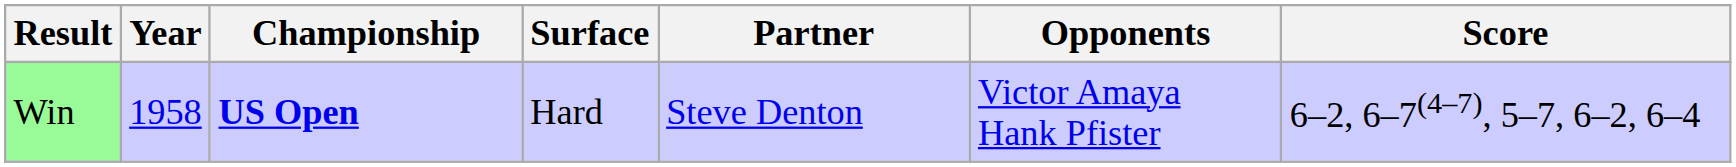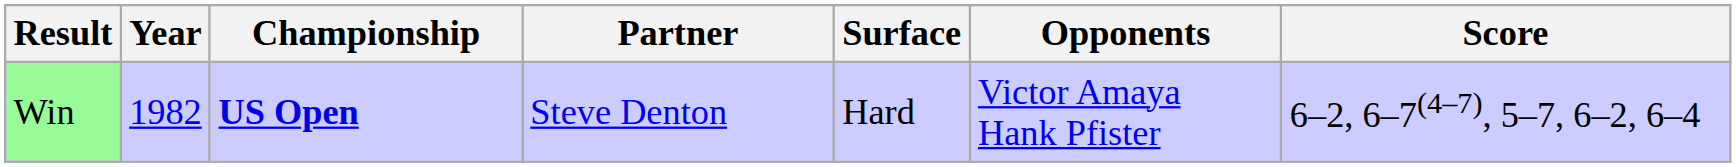columns swapped: (590, 33) <-> (814, 33)
(165, 111) 1958 -> (165, 111) 1982
